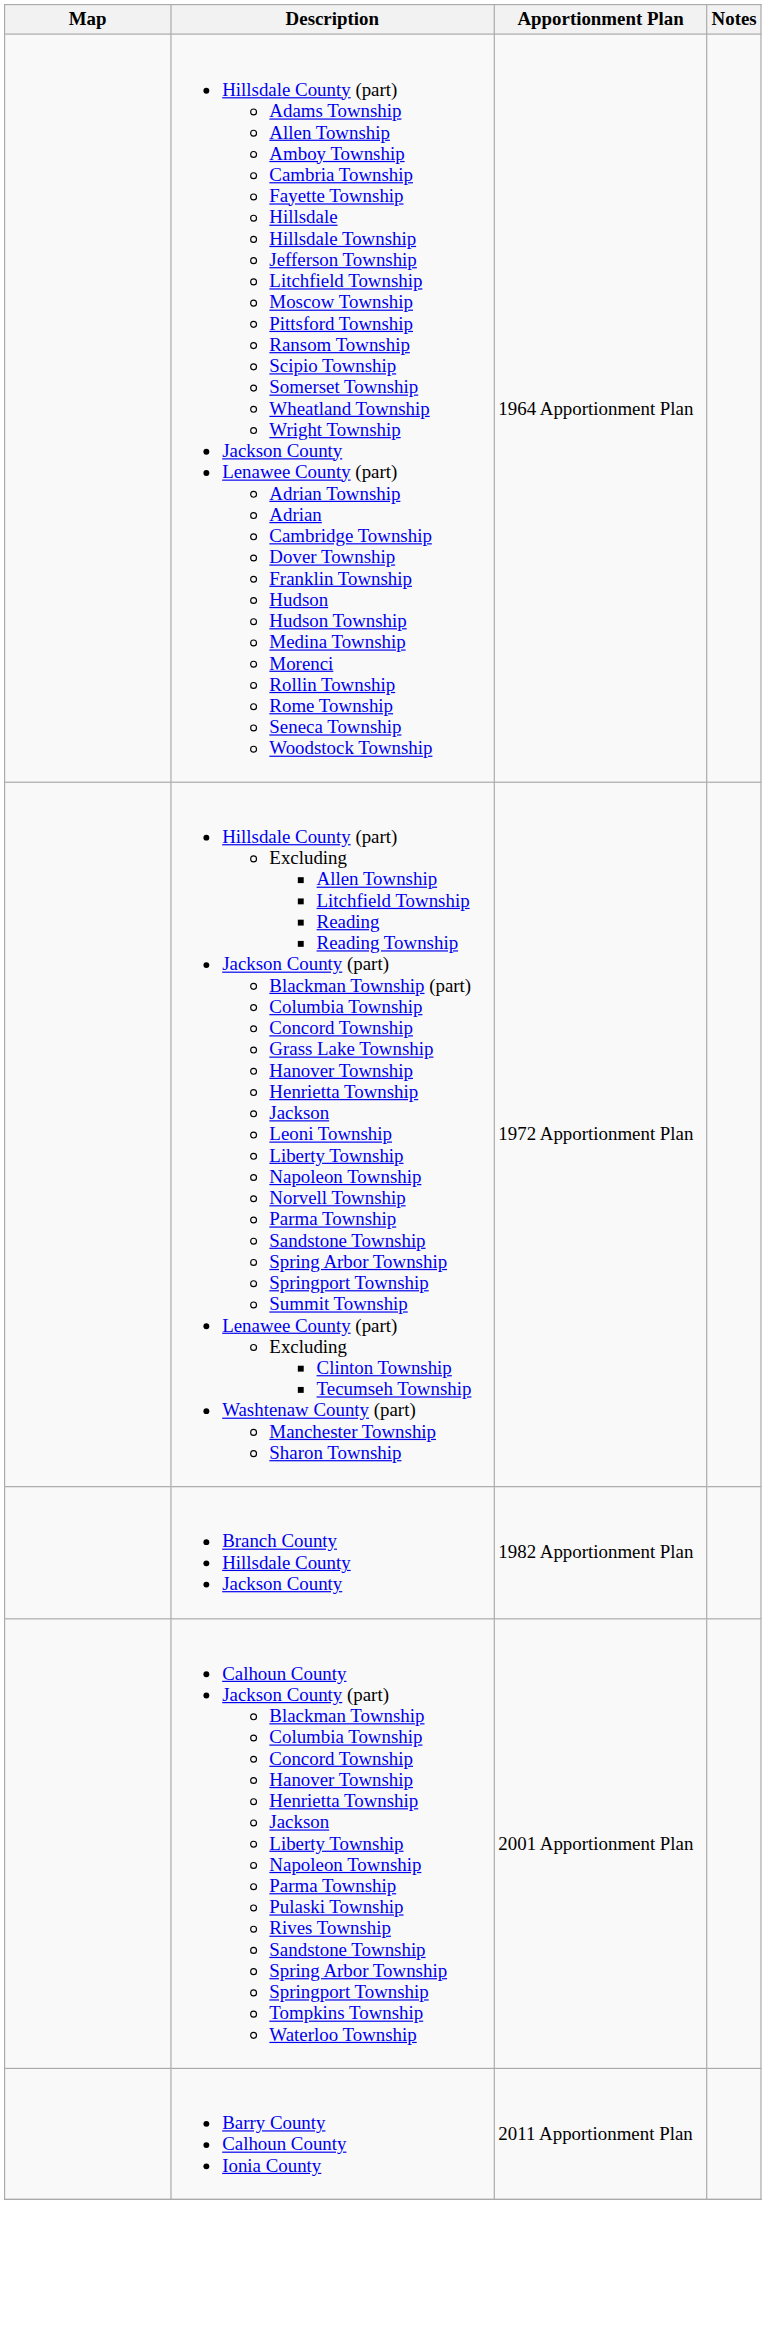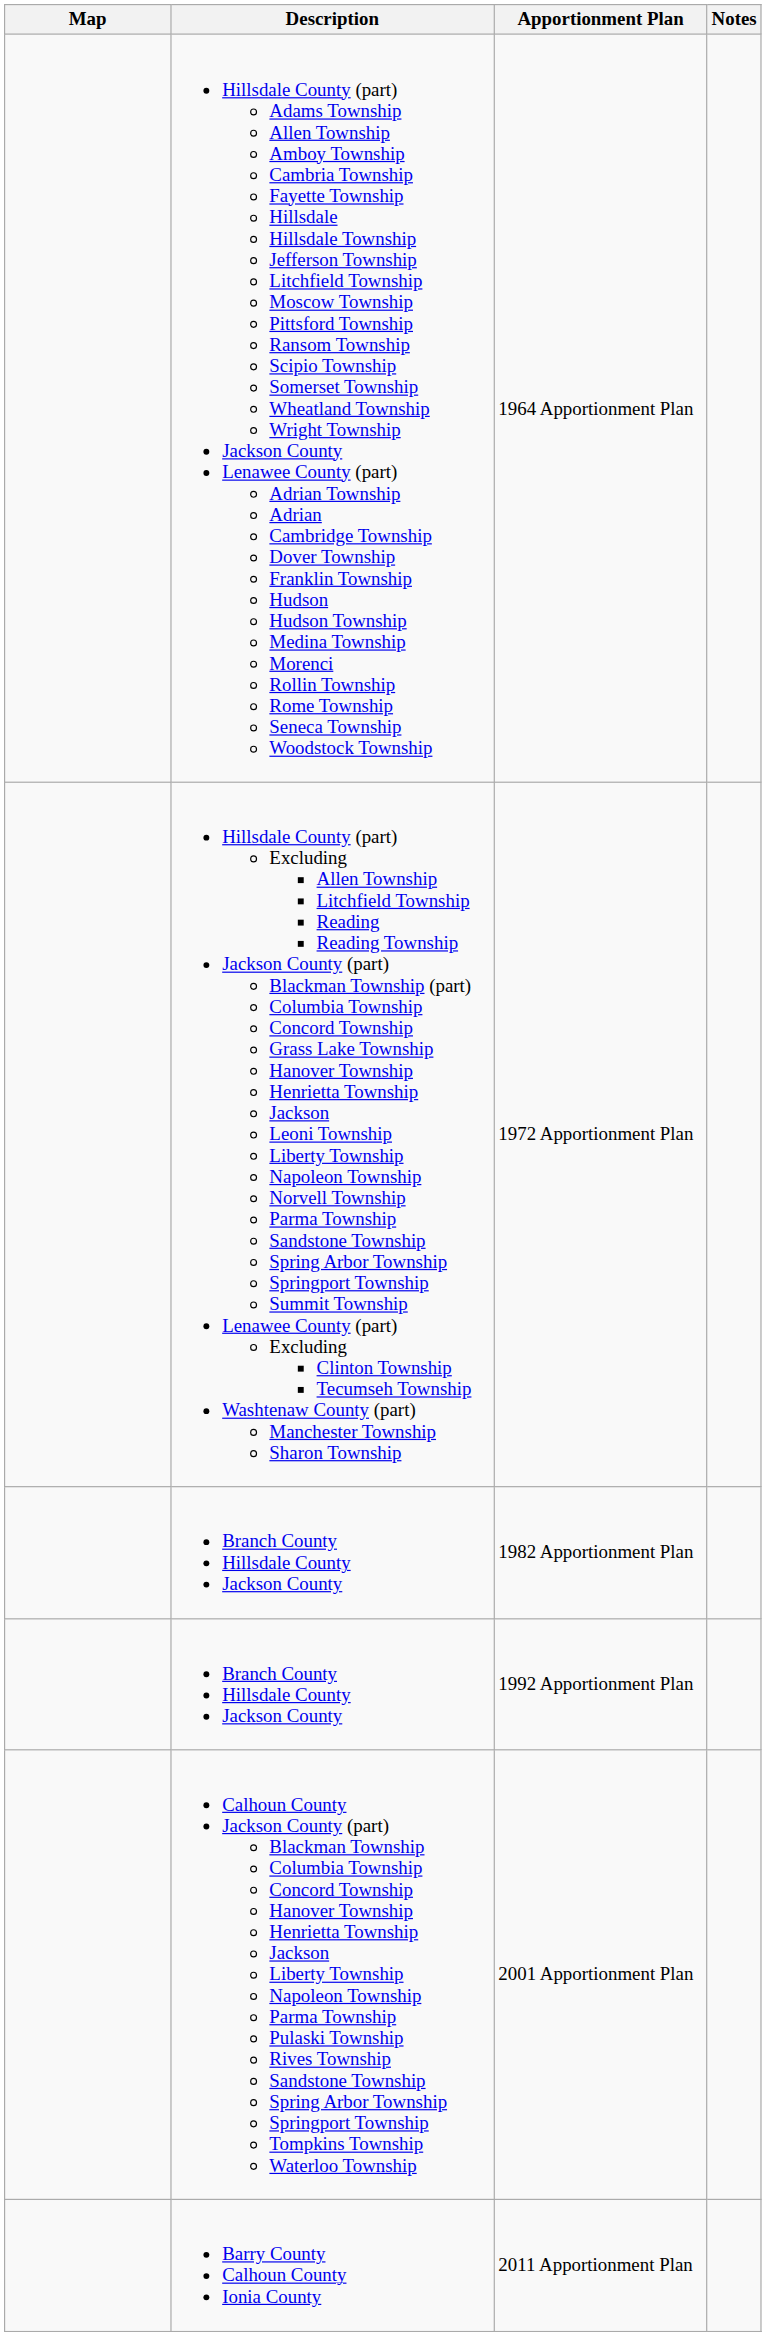+ row: (596, 1683)
